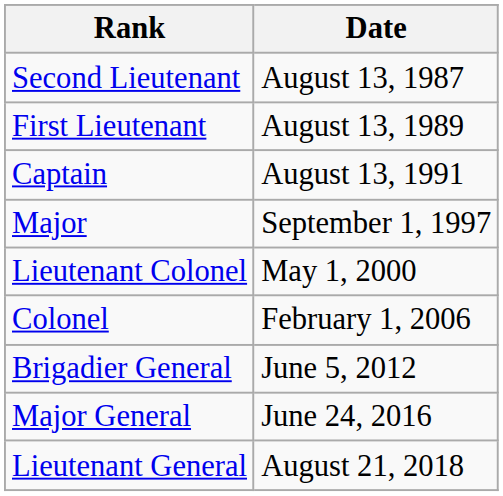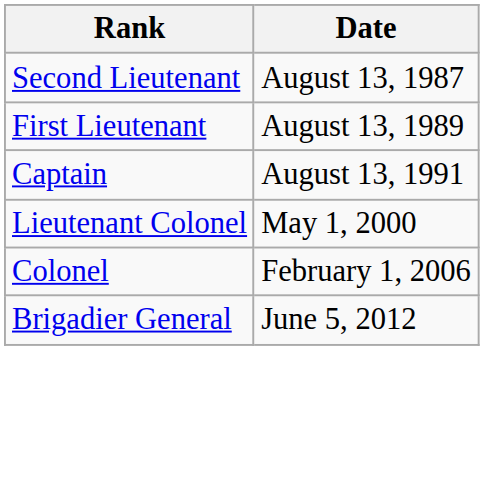- row: (49, 222)
- row: (102, 416)
- row: (130, 464)
